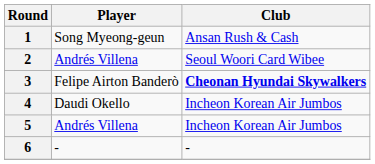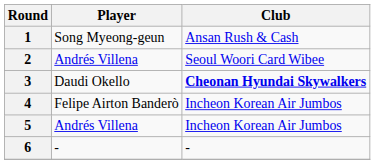(117, 81) Felipe Airton Banderò -> (92, 81) Daudi Okello
(92, 103) Daudi Okello -> (117, 103) Felipe Airton Banderò
